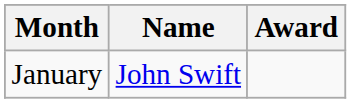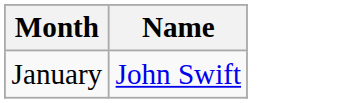- column: (296, 27)
